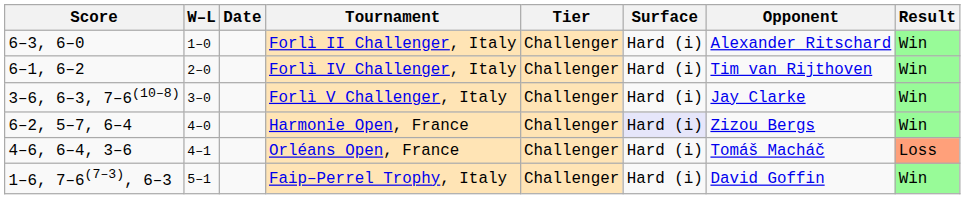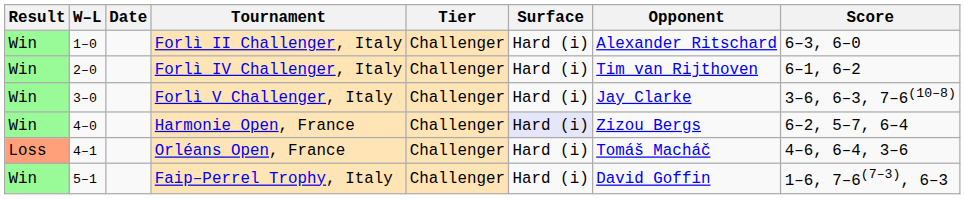columns swapped: (927, 18) <-> (94, 18)
